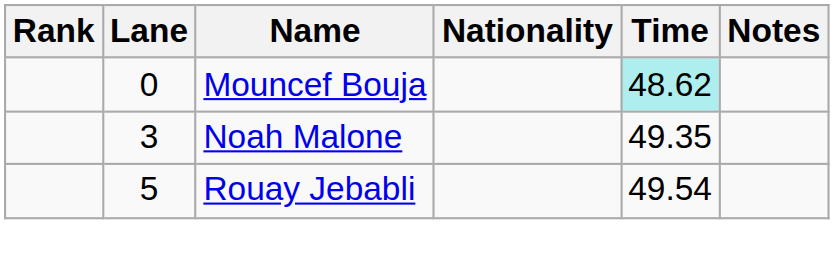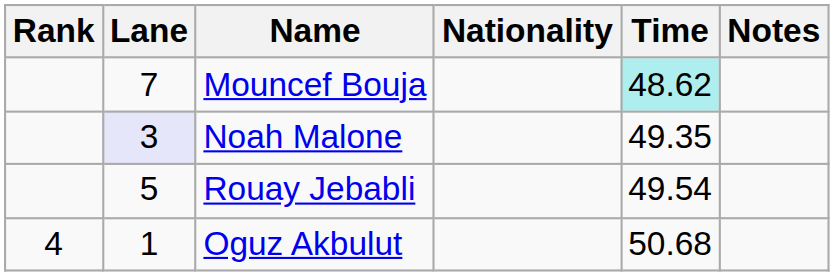(149, 84) 0 -> (149, 84) 7
(149, 137) no background -> (149, 137) lavender background
+ row: (303, 243)
